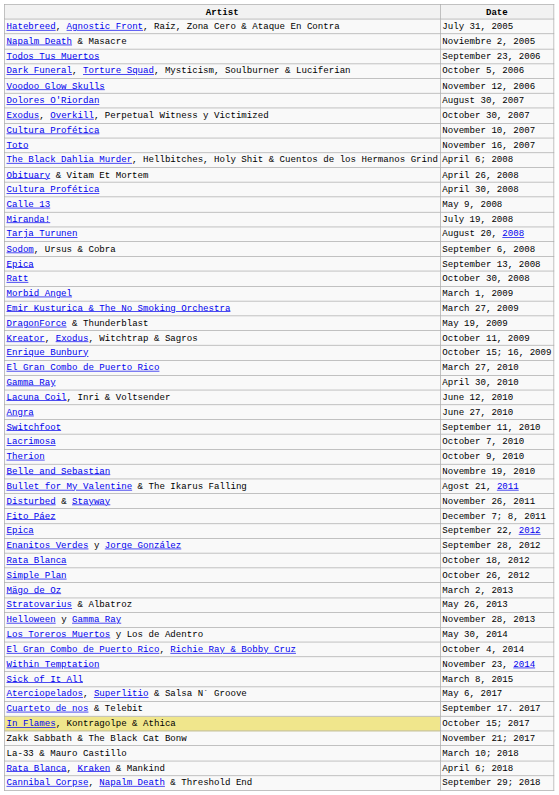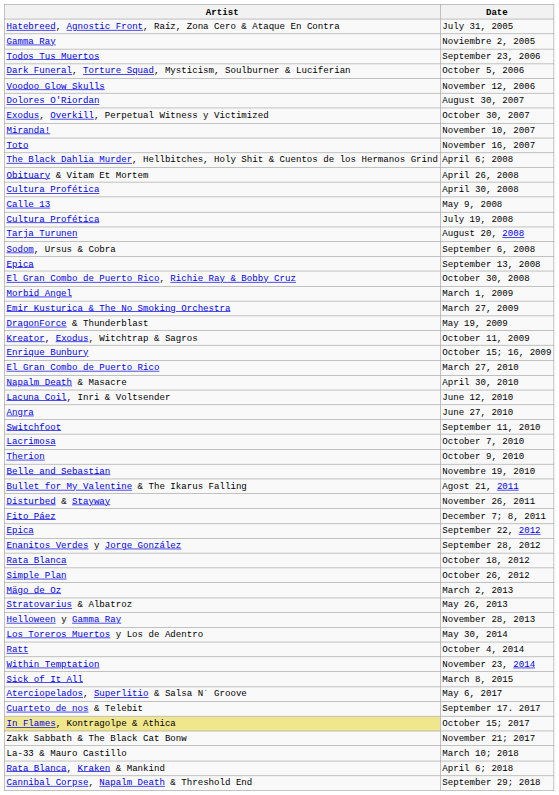(67, 41) Napalm Death & Masacre -> (31, 41) Gamma Ray
(53, 130) Cultura Profética -> (28, 130) Miranda!
(28, 219) Miranda! -> (53, 219) Cultura Profética
(17, 279) Ratt -> (151, 279) El Gran Combo de Puerto Rico, Richie Ray & Bobby Cruz
(31, 383) Gamma Ray -> (67, 383) Napalm Death & Masacre
(151, 650) El Gran Combo de Puerto Rico, Richie Ray & Bobby Cruz -> (17, 650) Ratt
